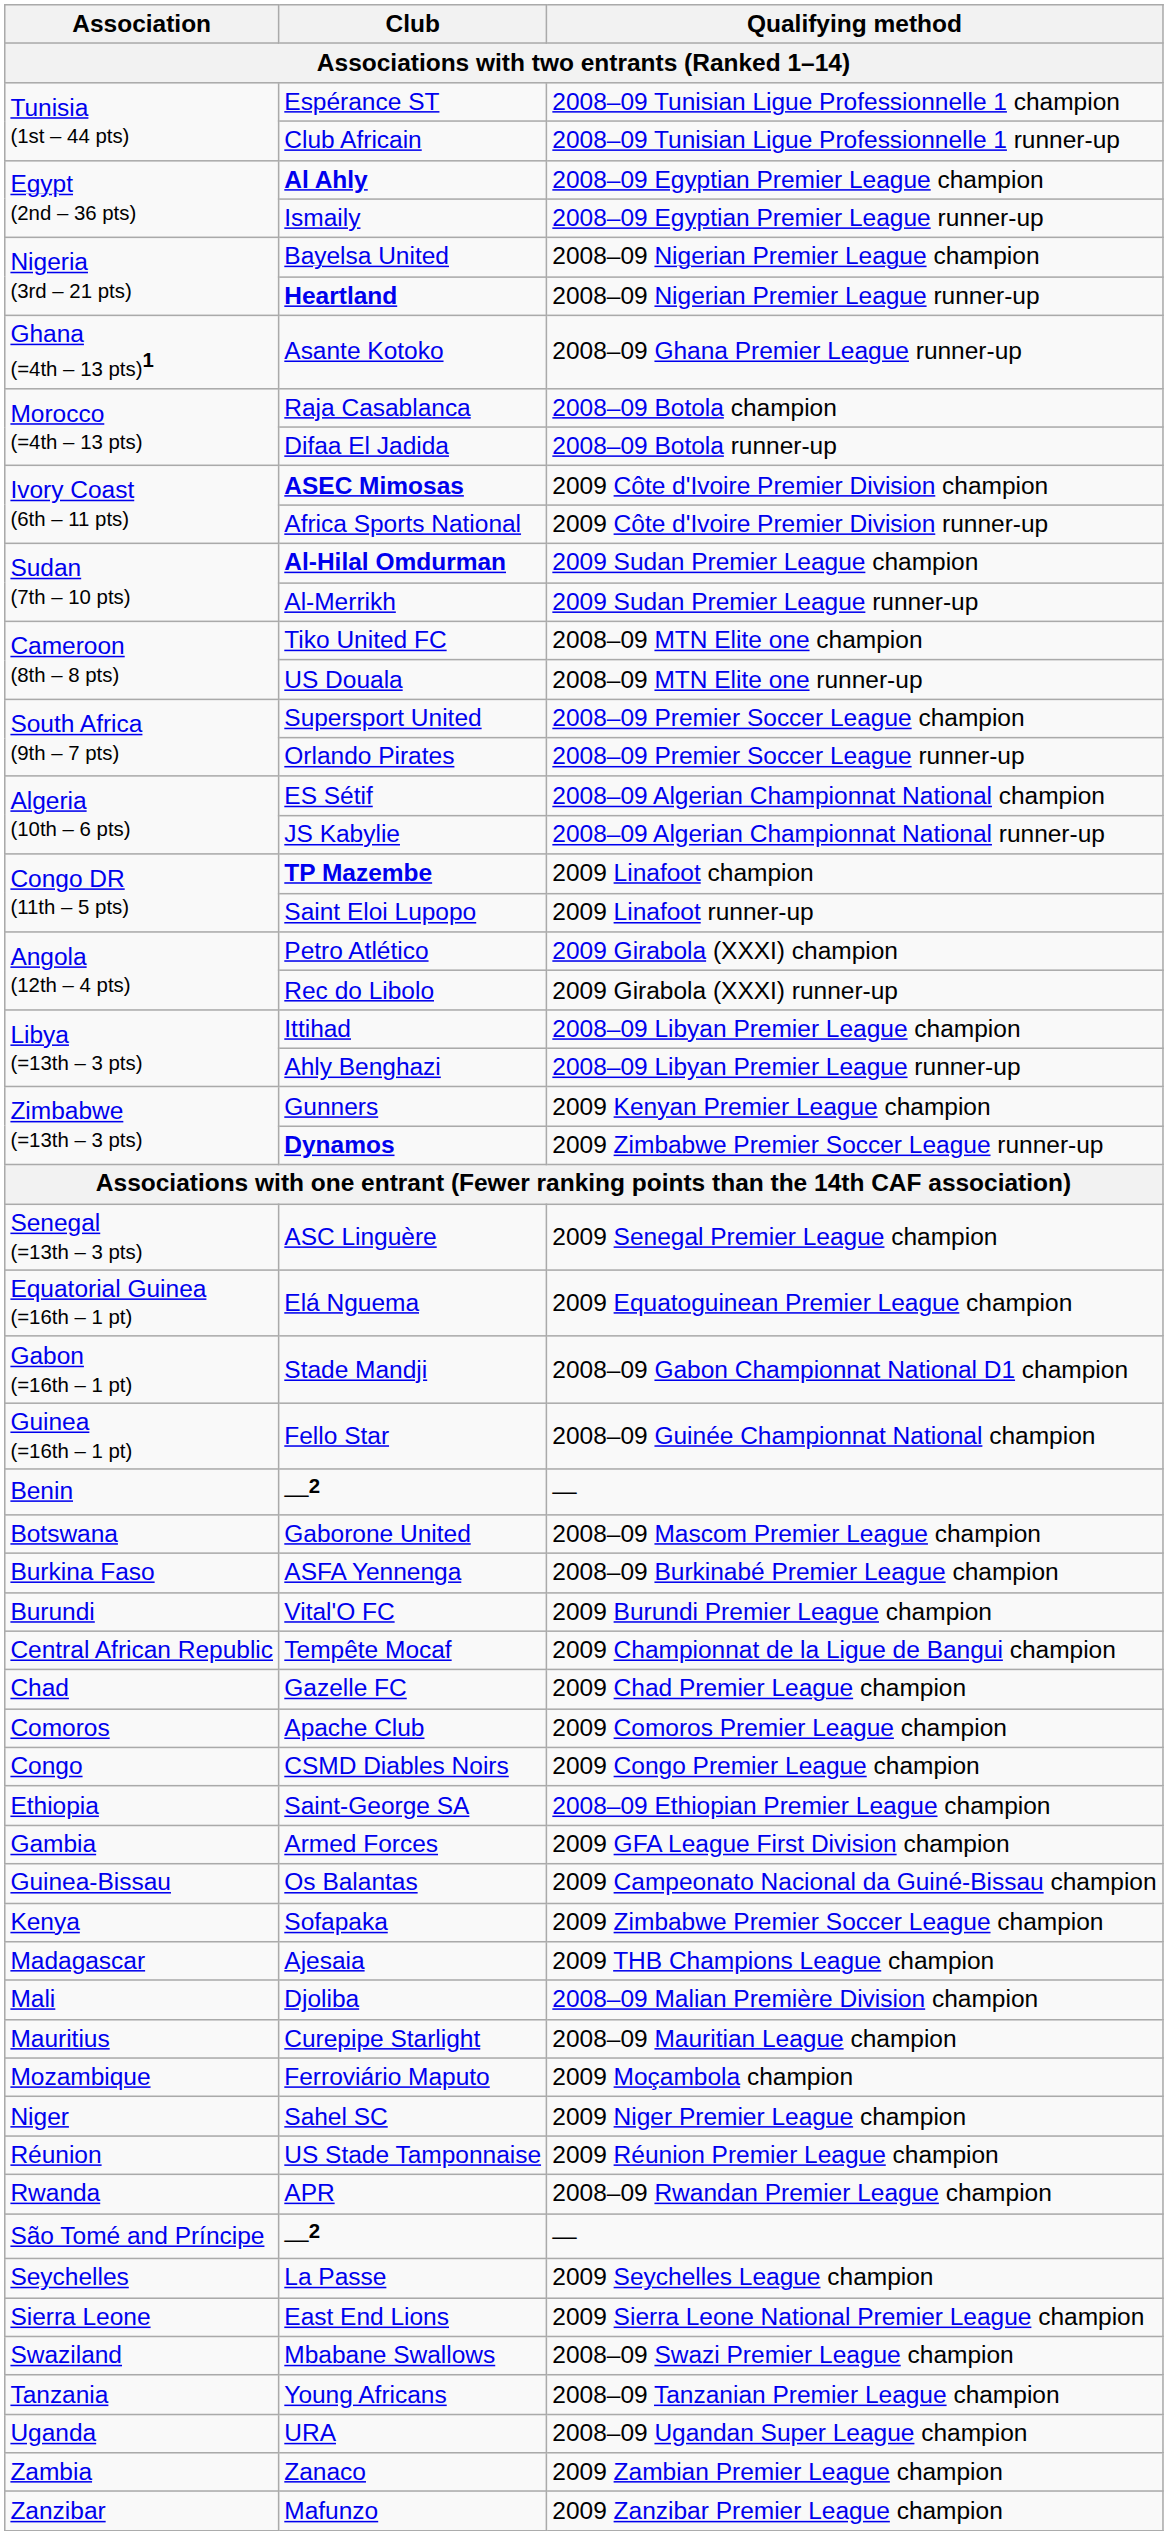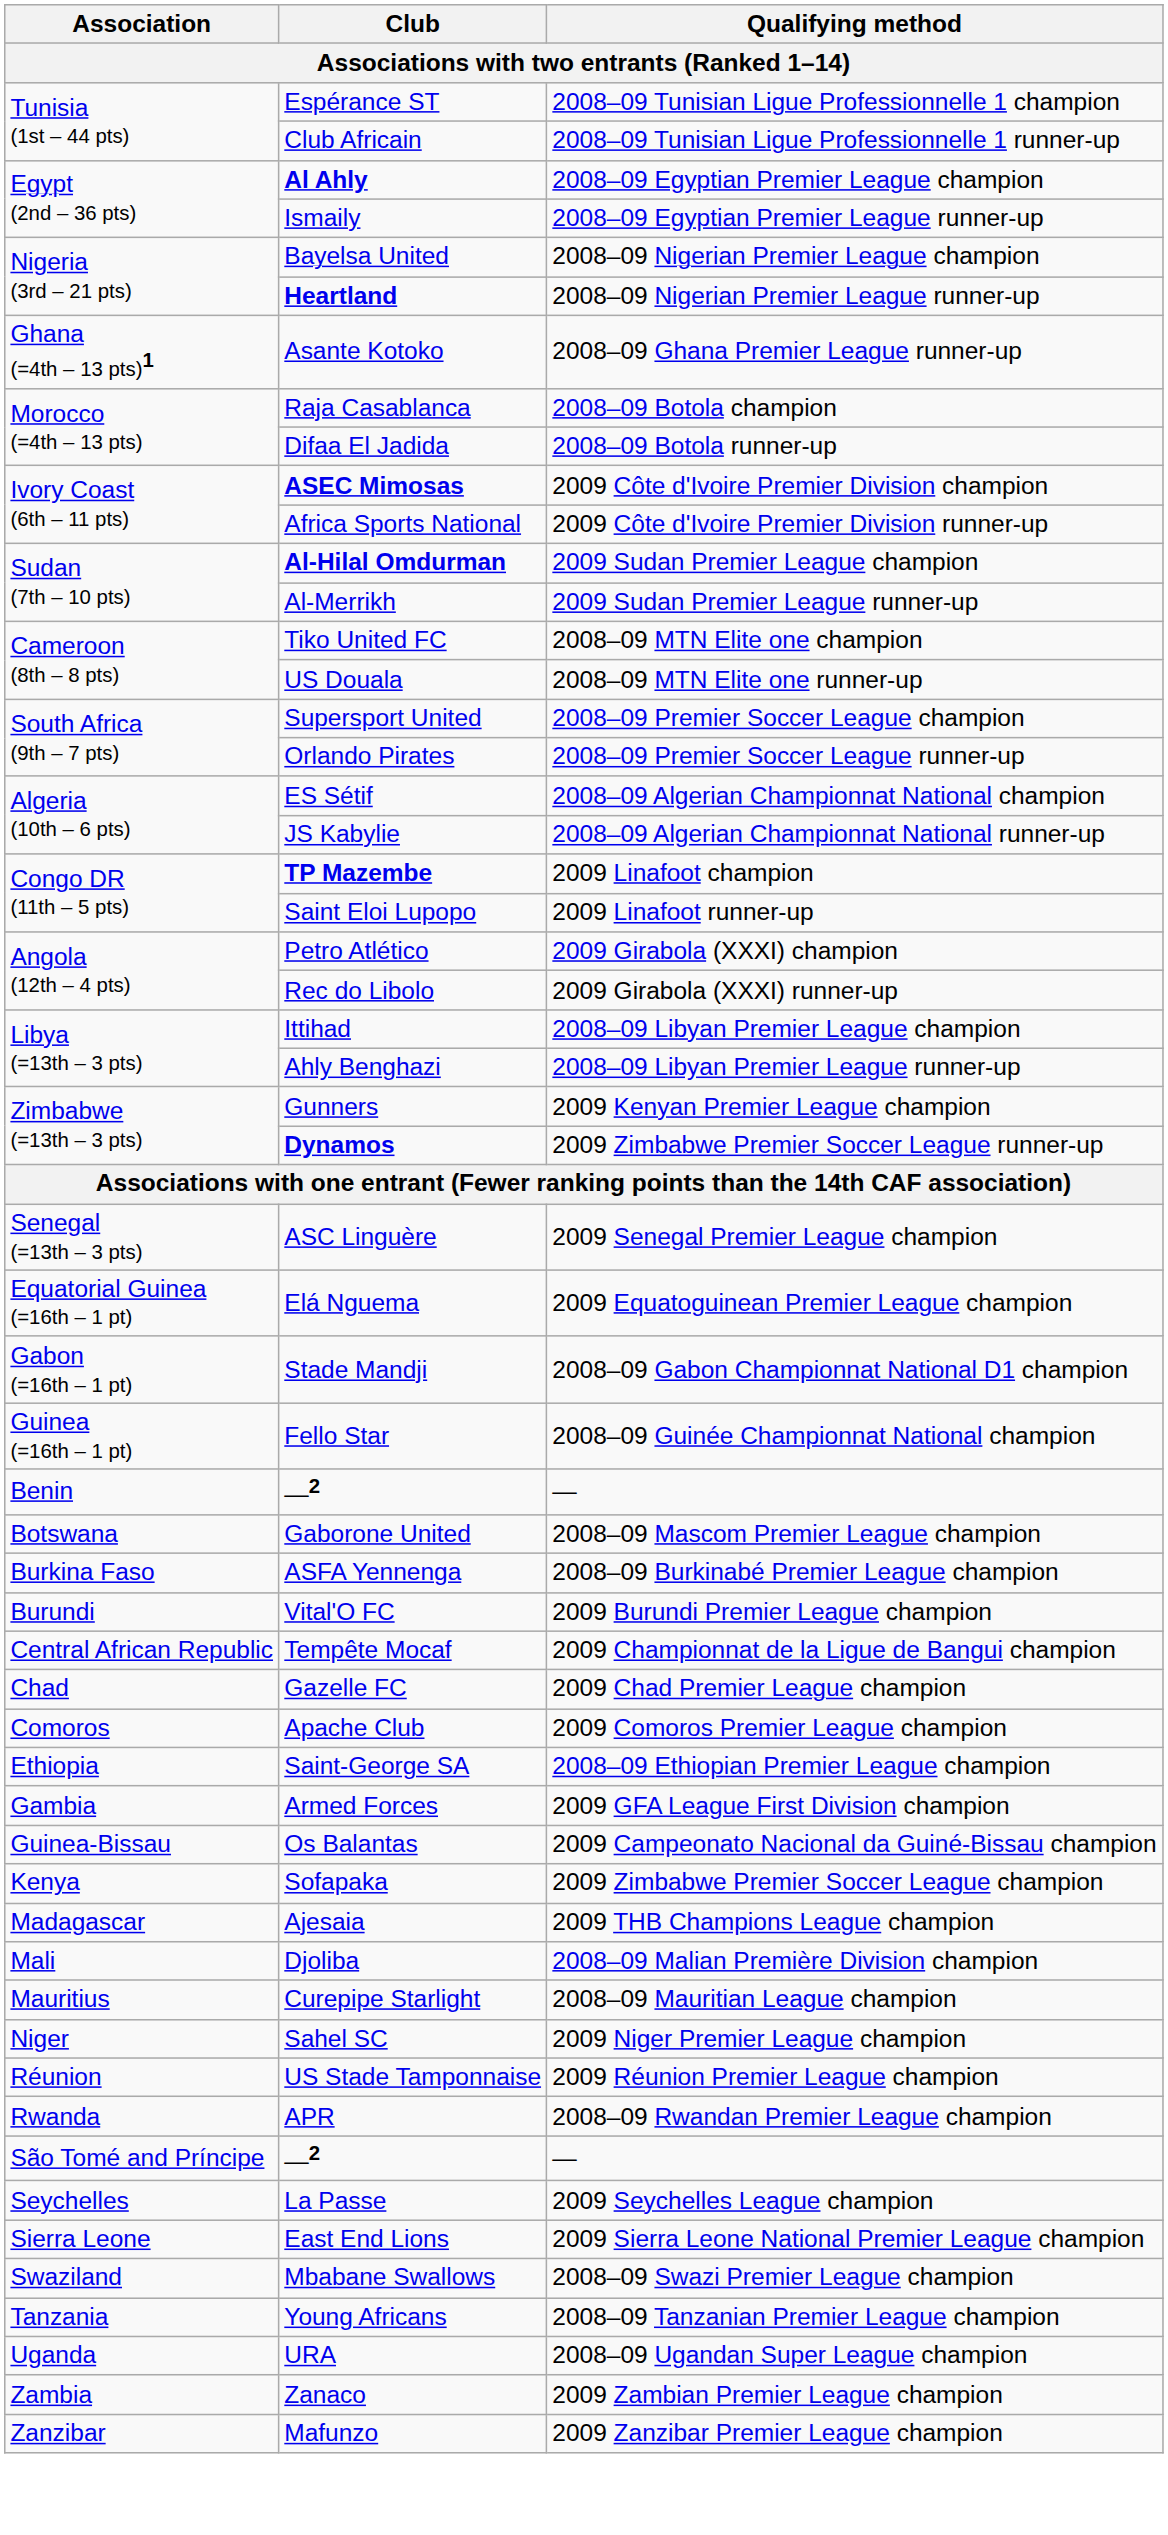- row: (46, 1766)
- row: (80, 2077)
